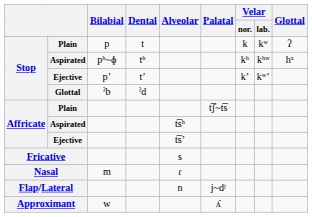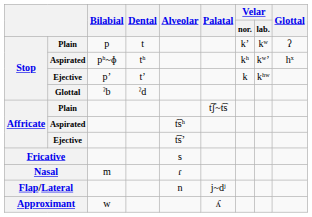(245, 44) k -> (245, 44) kʼ
(263, 60) kʰʷ -> (263, 60) kʷʼ
(245, 76) kʼ -> (245, 76) k
(263, 76) kʷʼ -> (263, 76) kʰʷ
